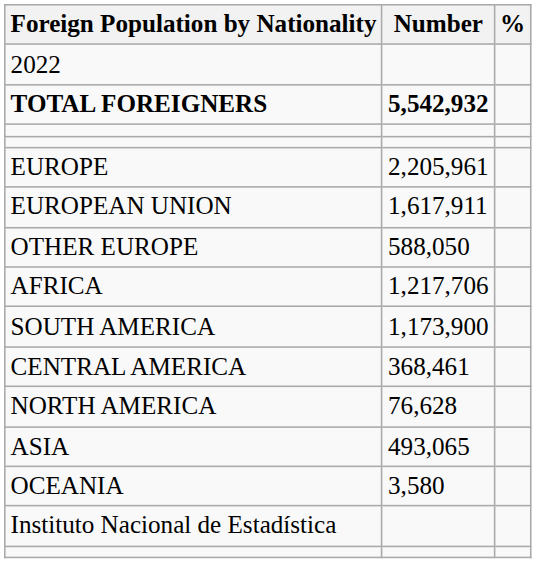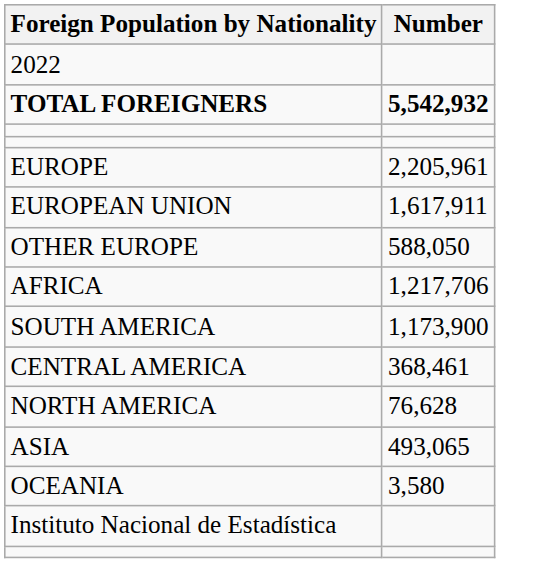- column: (513, 24)
